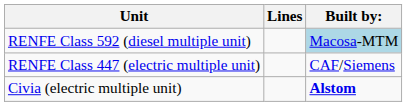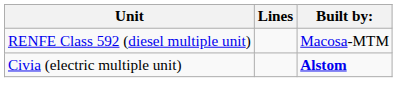(354, 40) lightblue background -> (345, 40) no background
- row: (134, 64)
